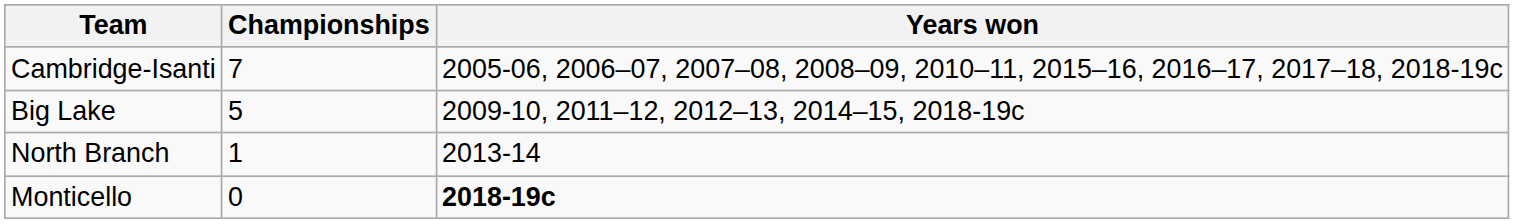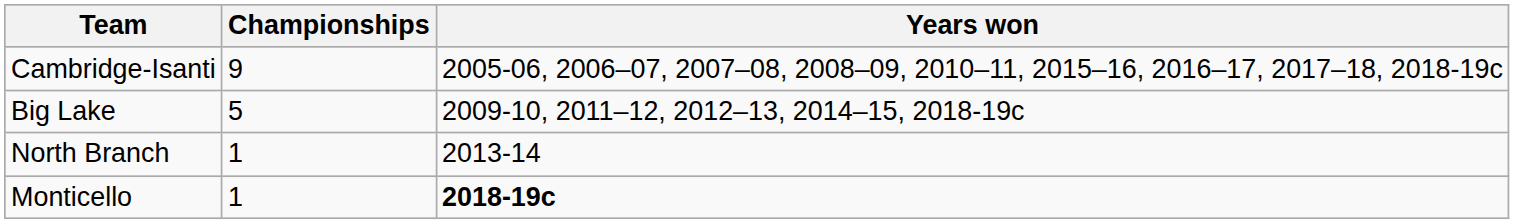(236, 68) 7 -> (236, 68) 9
(236, 196) 0 -> (236, 196) 1
